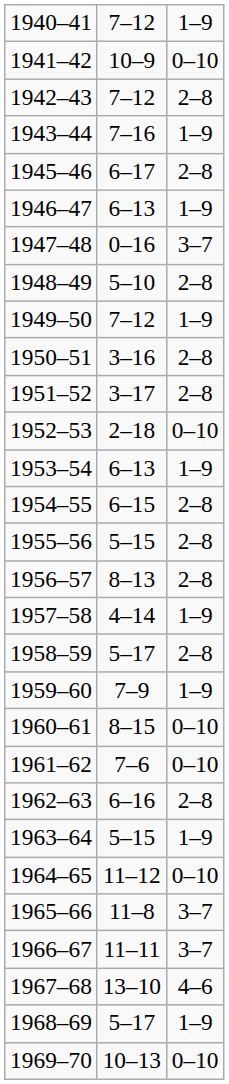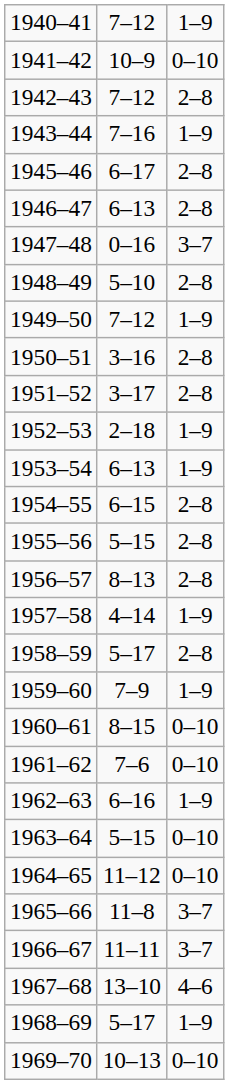(195, 208) 1–9 -> (195, 208) 2–8
(195, 430) 0–10 -> (195, 430) 1–9
(195, 801) 2–8 -> (195, 801) 1–9
(195, 838) 1–9 -> (195, 838) 0–10
